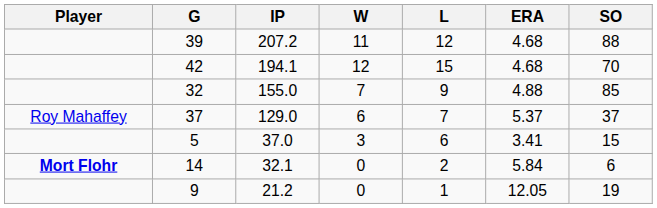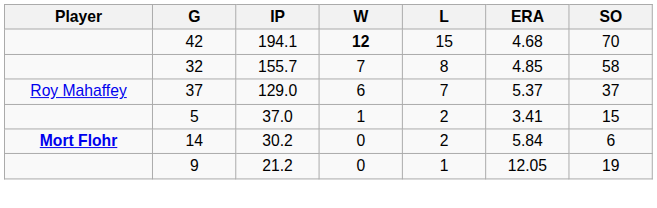- row: (194, 41)
(361, 66) normal -> (361, 41) bold
(278, 91) 155.0 -> (278, 66) 155.7
(444, 91) 9 -> (444, 66) 8
(527, 91) 4.88 -> (527, 66) 4.85
(611, 91) 85 -> (611, 66) 58
(361, 141) 3 -> (361, 116) 1
(444, 141) 6 -> (444, 116) 2
(278, 166) 32.1 -> (278, 141) 30.2
